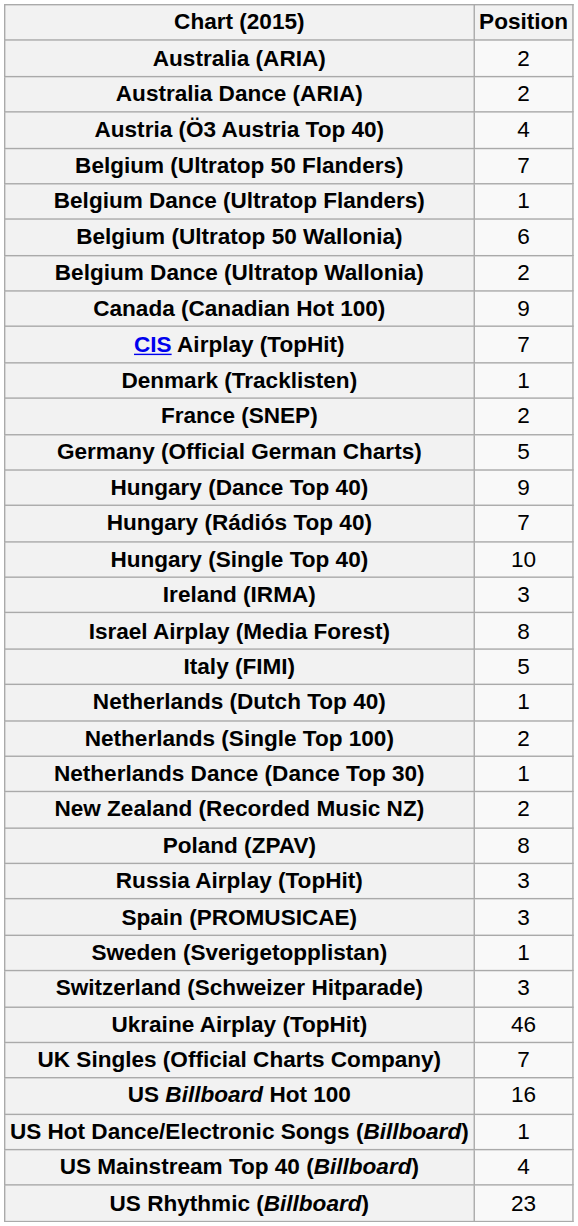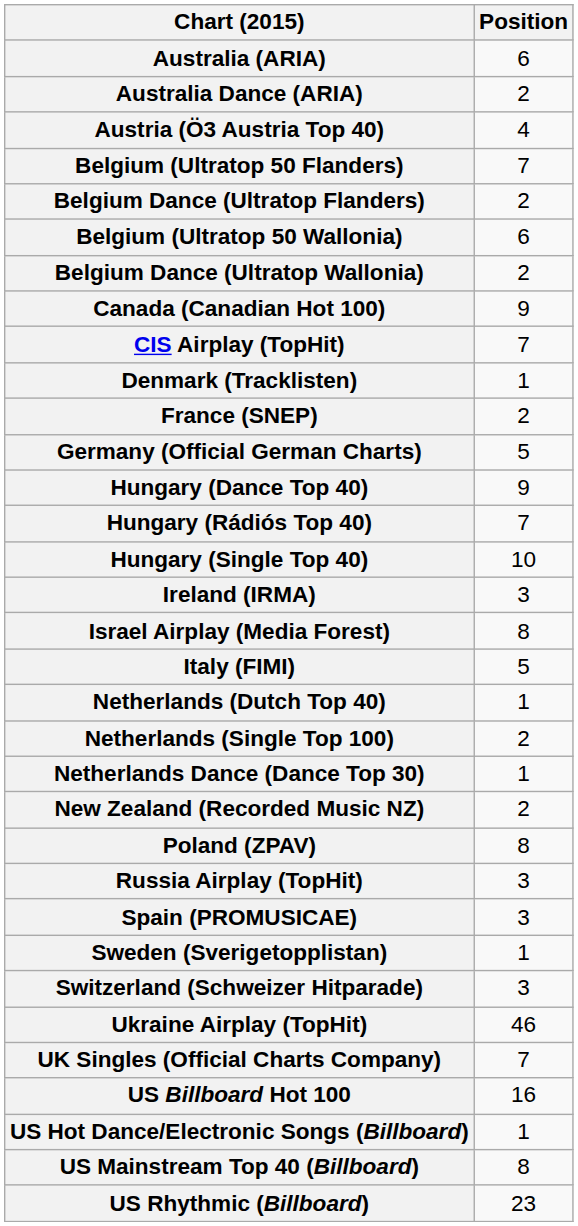(524, 58) 2 -> (524, 58) 6
(524, 201) 1 -> (524, 201) 2
(524, 1167) 4 -> (524, 1167) 8
